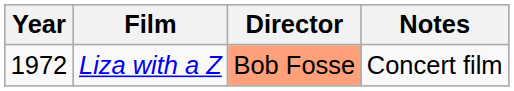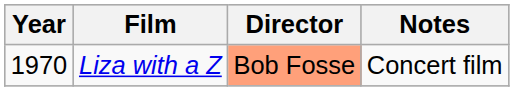(39, 65) 1972 -> (39, 65) 1970
